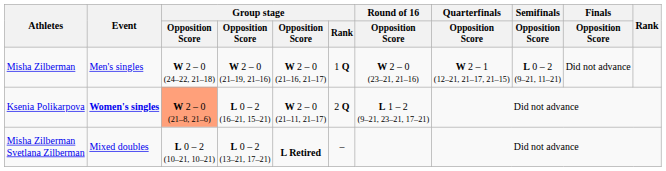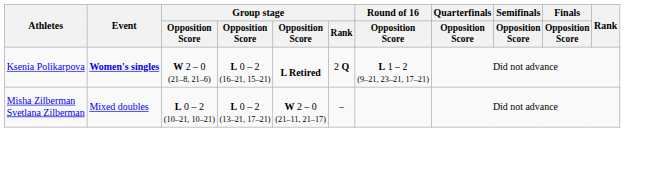- row: (41, 67)
(189, 113) lightsalmon background -> (189, 73) no background
(301, 113) W 2 – 0 (21–11, 21–17) -> (301, 73) L Retired
(301, 153) L Retired -> (301, 113) W 2 – 0 (21–11, 21–17)
